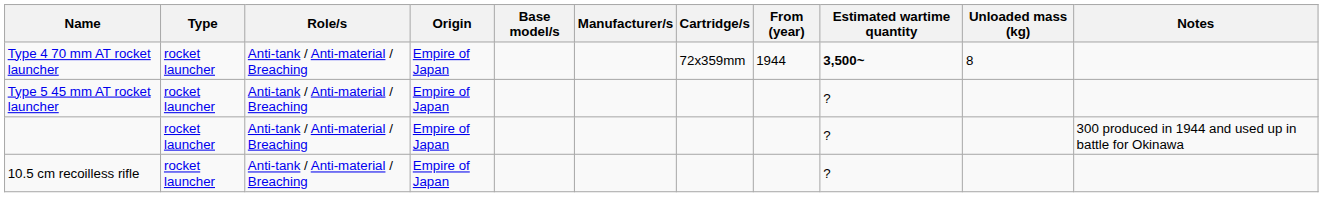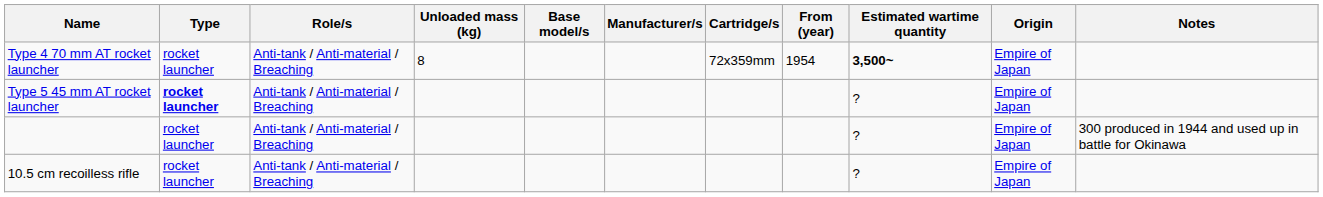columns swapped: (452, 23) <-> (1018, 23)
(771, 61) 1944 -> (800, 61) 1954
(189, 98) normal -> (191, 98) bold
